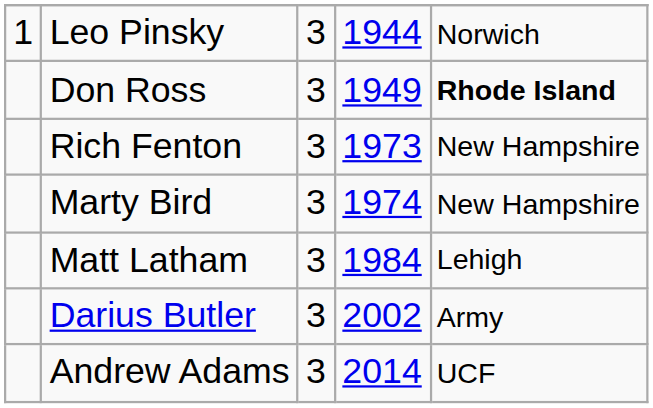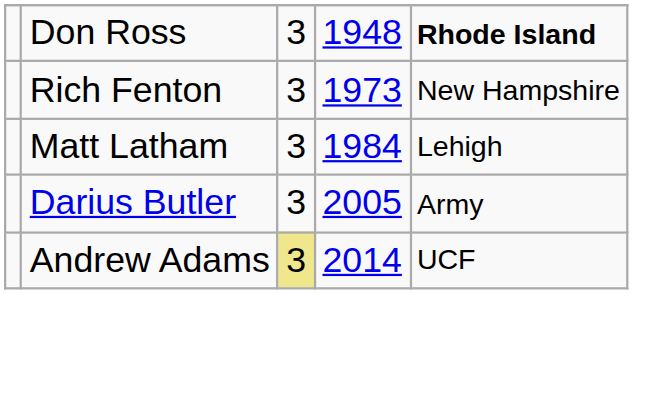- row: (137, 32)
(382, 89) 1949 -> (362, 32) 1948
- row: (131, 202)
(382, 315) 2002 -> (362, 202) 2005
(316, 372) no background -> (296, 259) khaki background
